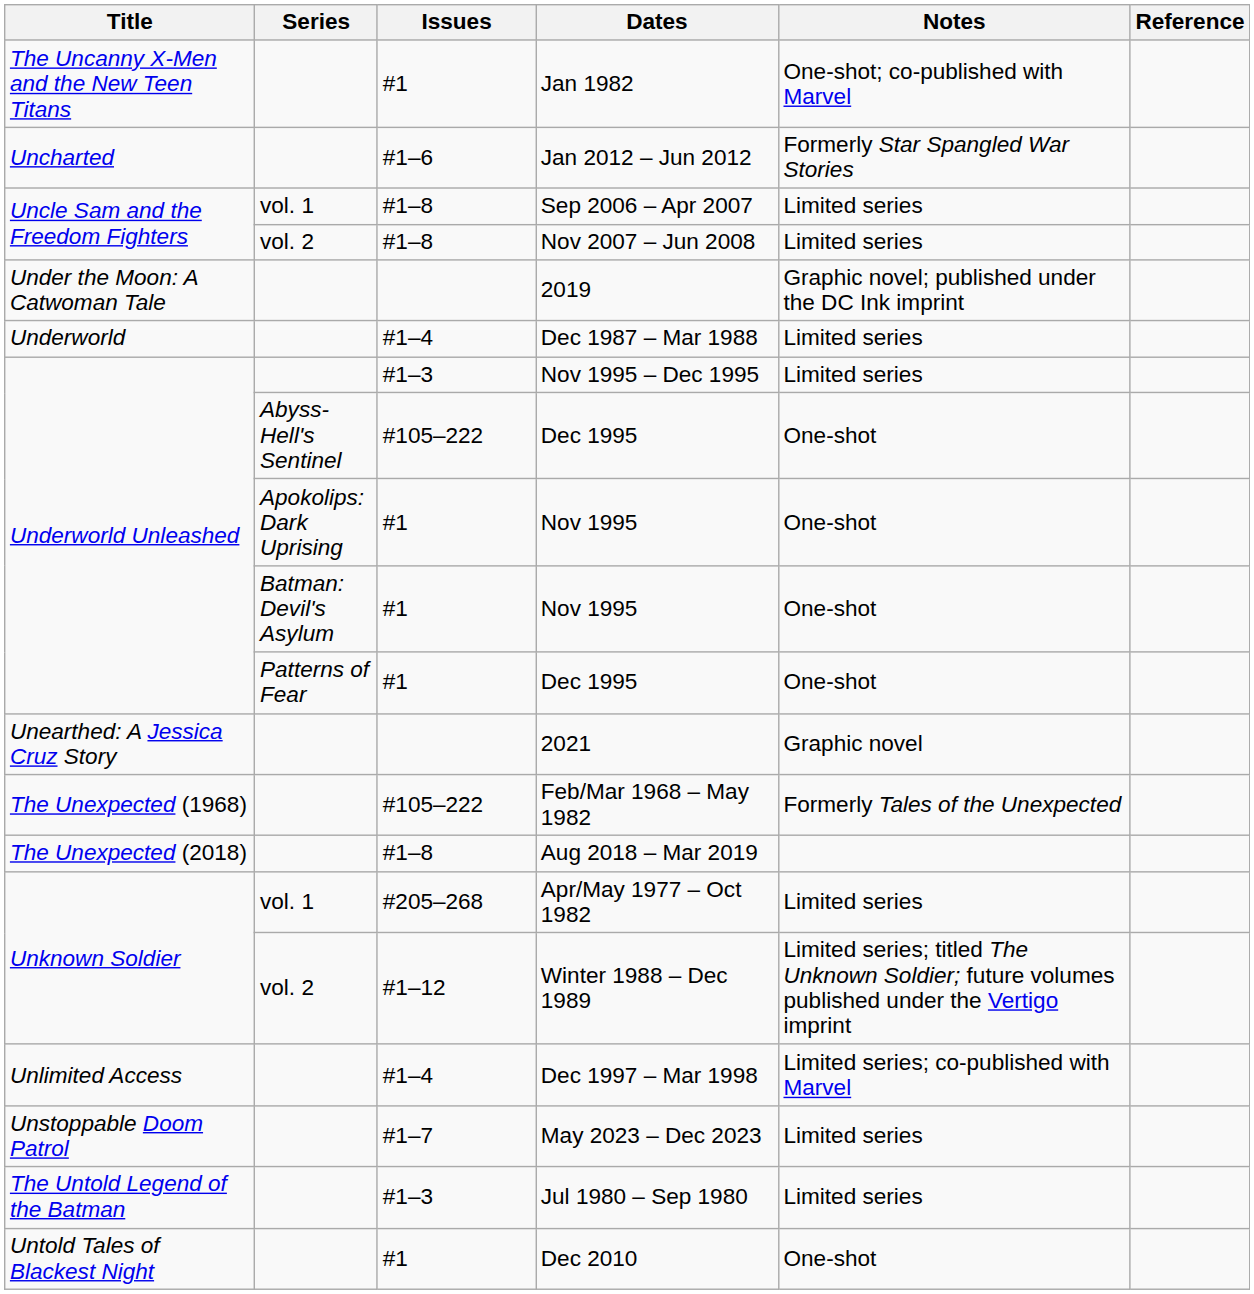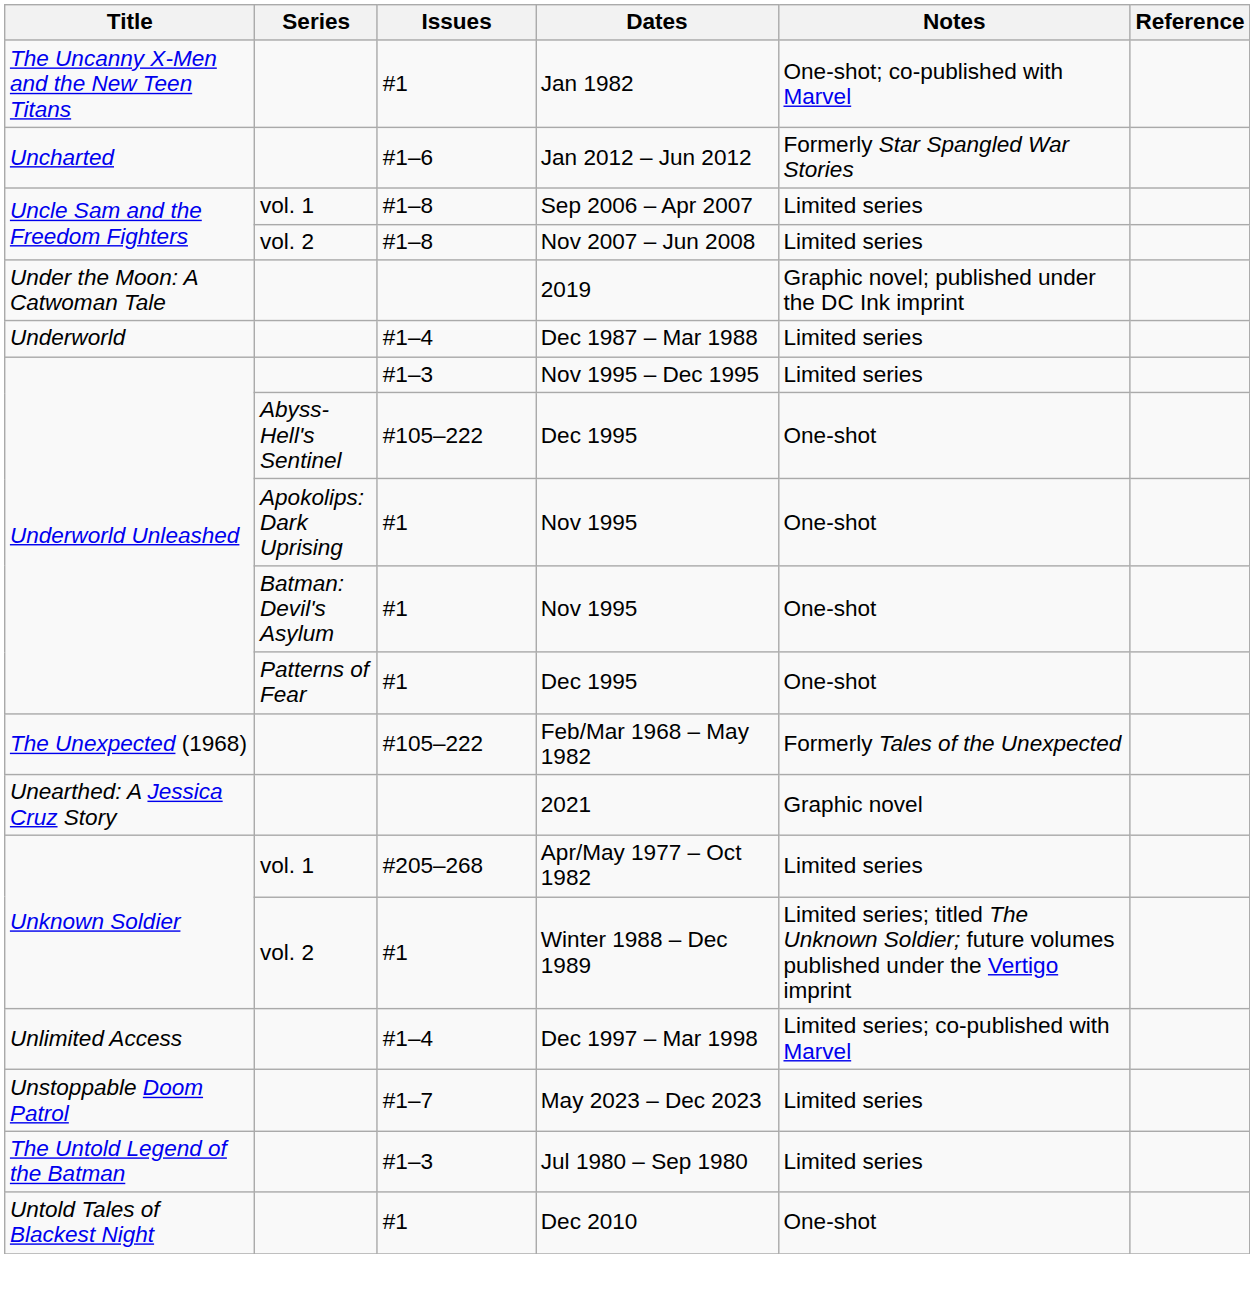rows swapped: (316, 744) <-> (316, 805)
- row: (316, 853)
(414, 988) #1–12 -> (395, 952) #1
